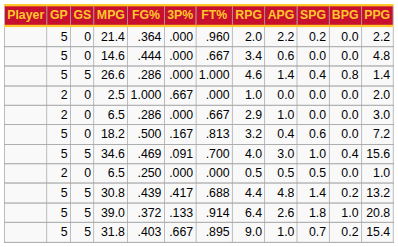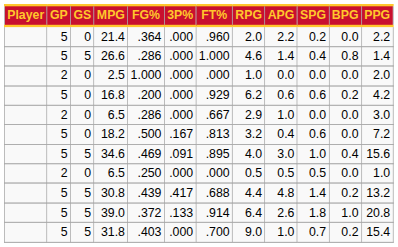- row: (64, 56)
(181, 95) .667 -> (181, 75) .000
+ row: (64, 95)
(218, 154) .700 -> (218, 154) .895
(181, 232) .667 -> (181, 232) .000
(218, 232) .895 -> (218, 232) .700
